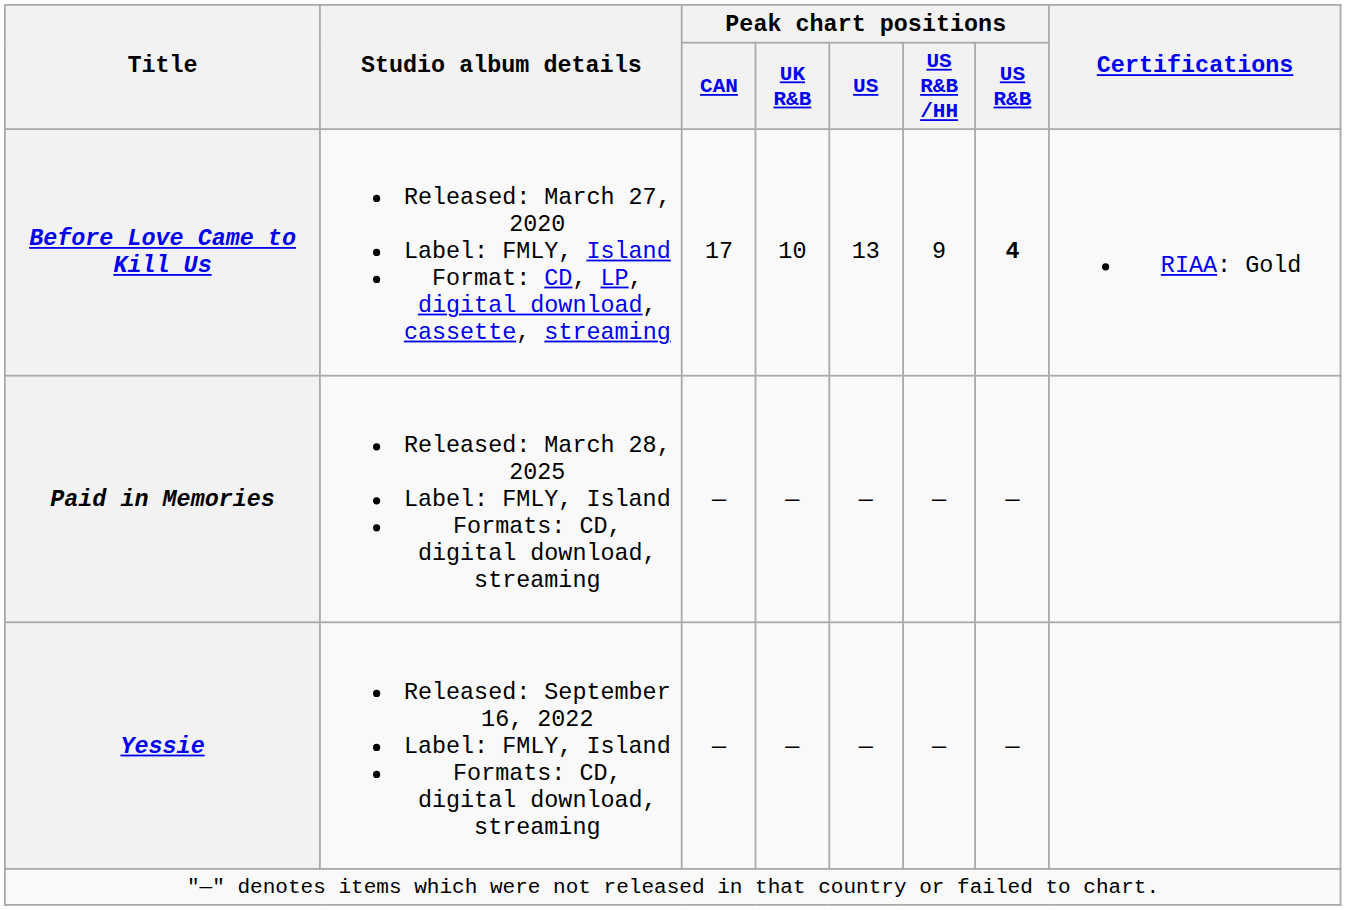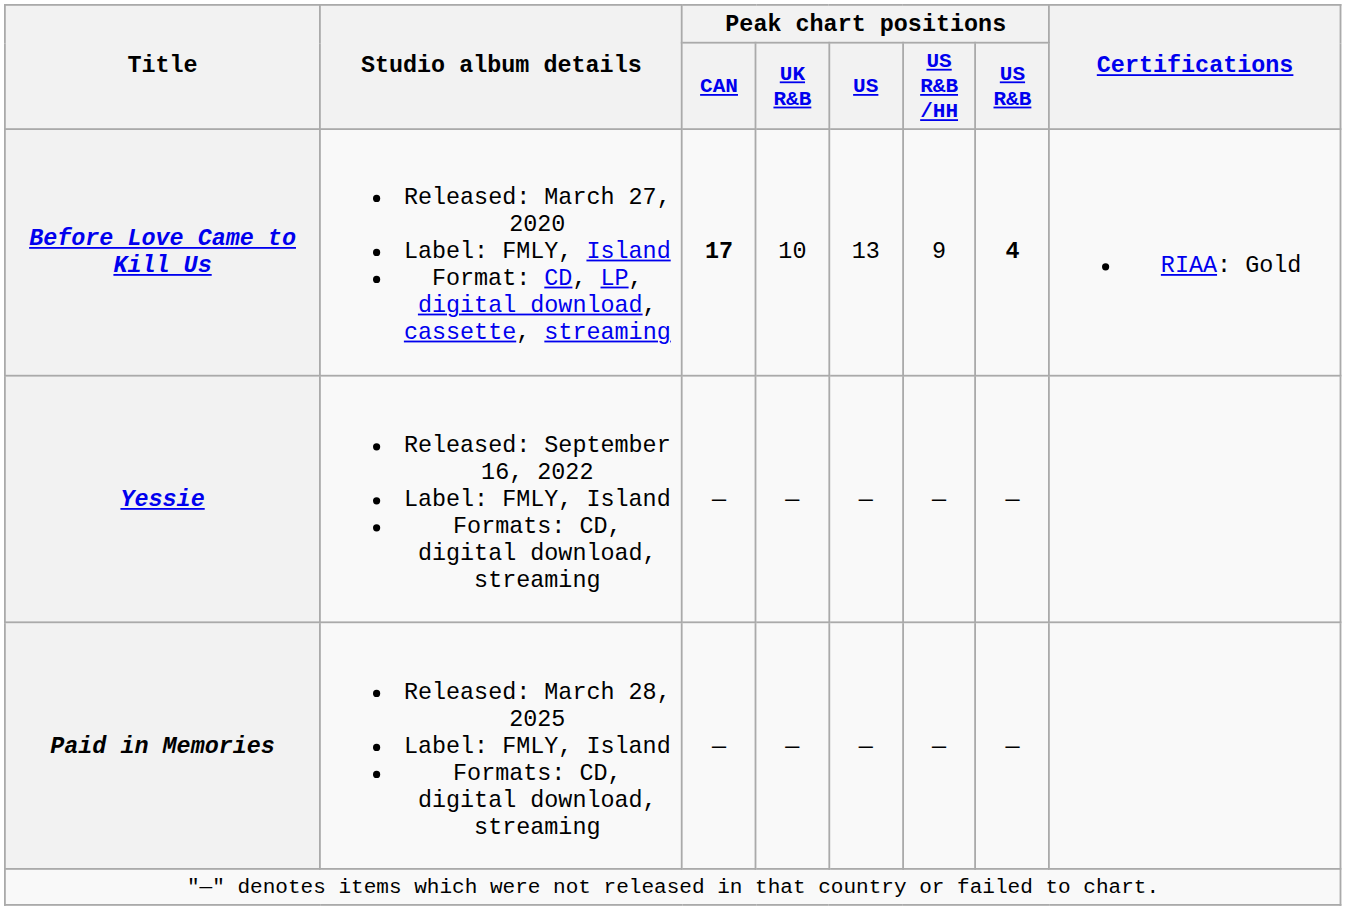(719, 252) normal -> (719, 252) bold
rows swapped: (163, 746) <-> (163, 499)
